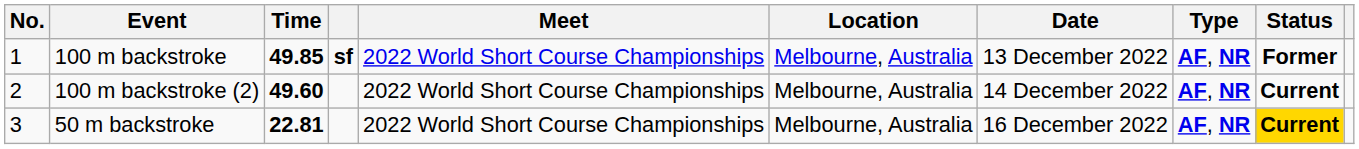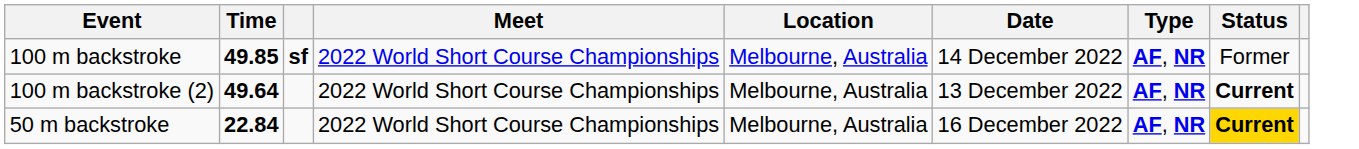- column: (27, 21)
(1075, 56) 13 December 2022 -> (1030, 56) 14 December 2022
(1300, 56) bold -> (1255, 56) normal
(296, 90) 49.60 -> (251, 90) 49.64
(1075, 90) 14 December 2022 -> (1030, 90) 13 December 2022
(296, 125) 22.81 -> (251, 125) 22.84
